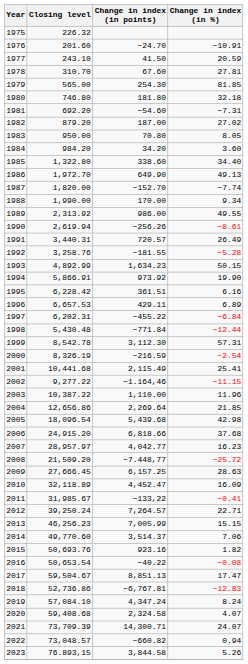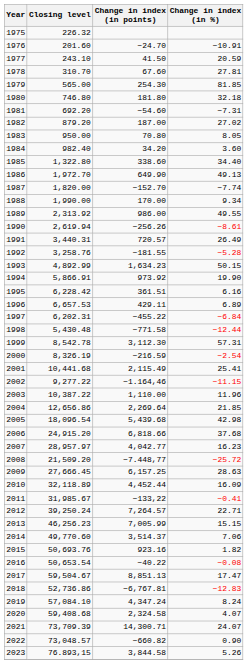(77, 149) 984.20 -> (77, 149) 982.40
(149, 330) −771.84 -> (149, 330) −771.58
(147, 485) 4,452.47 -> (147, 485) 4,452.44
(232, 640) 0.94 -> (232, 640) 0.90
